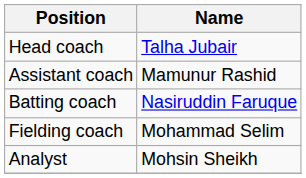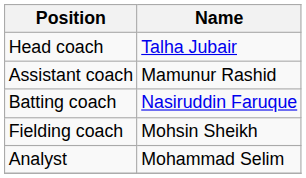(213, 131) Mohammad Selim -> (199, 131) Mohsin Sheikh
(199, 159) Mohsin Sheikh -> (213, 159) Mohammad Selim
